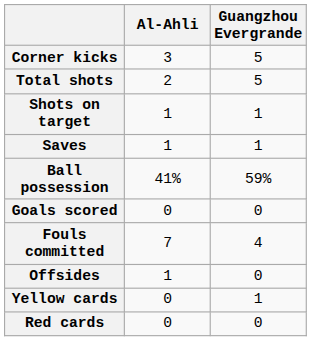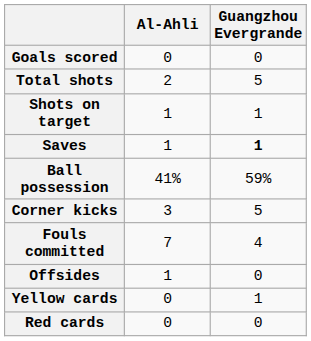rows swapped: (65, 211) <-> (65, 57)
(258, 146) normal -> (258, 146) bold
